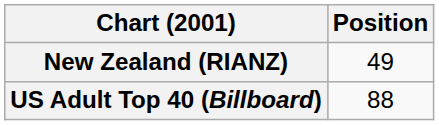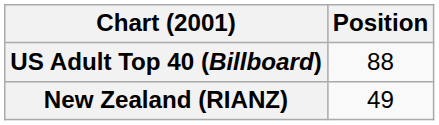rows swapped: (166, 61) <-> (166, 100)
